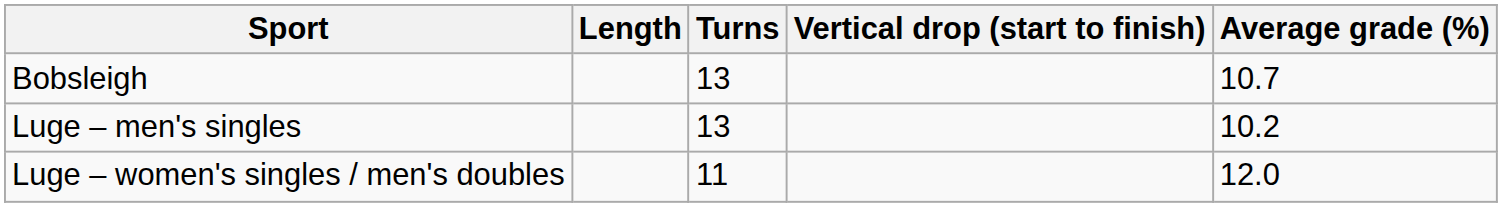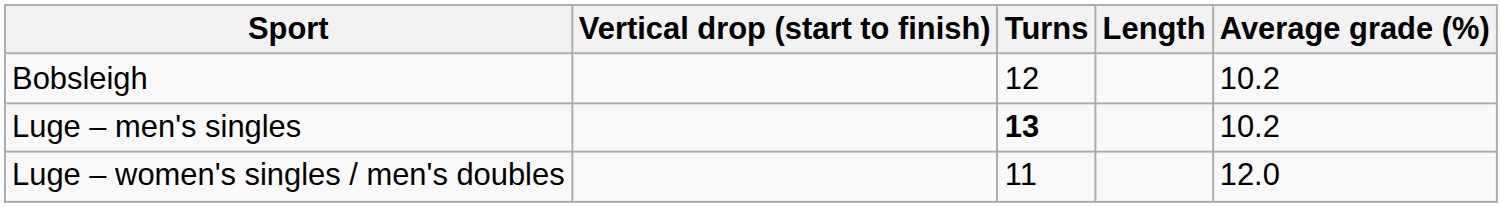columns swapped: (630, 28) <-> (1000, 28)
(713, 77) 13 -> (1022, 77) 12
(1250, 77) 10.7 -> (1250, 77) 10.2
(713, 126) normal -> (1022, 126) bold
